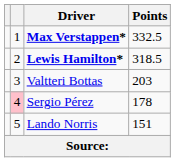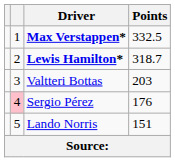(147, 58) 318.5 -> (147, 58) 318.7
(142, 102) 178 -> (142, 102) 176
